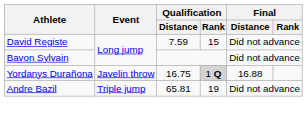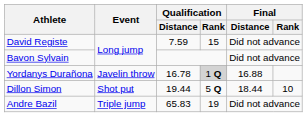(178, 73) 16.75 -> (178, 73) 16.78
+ row: (34, 89)
(178, 89) 65.81 -> (178, 104) 65.83
